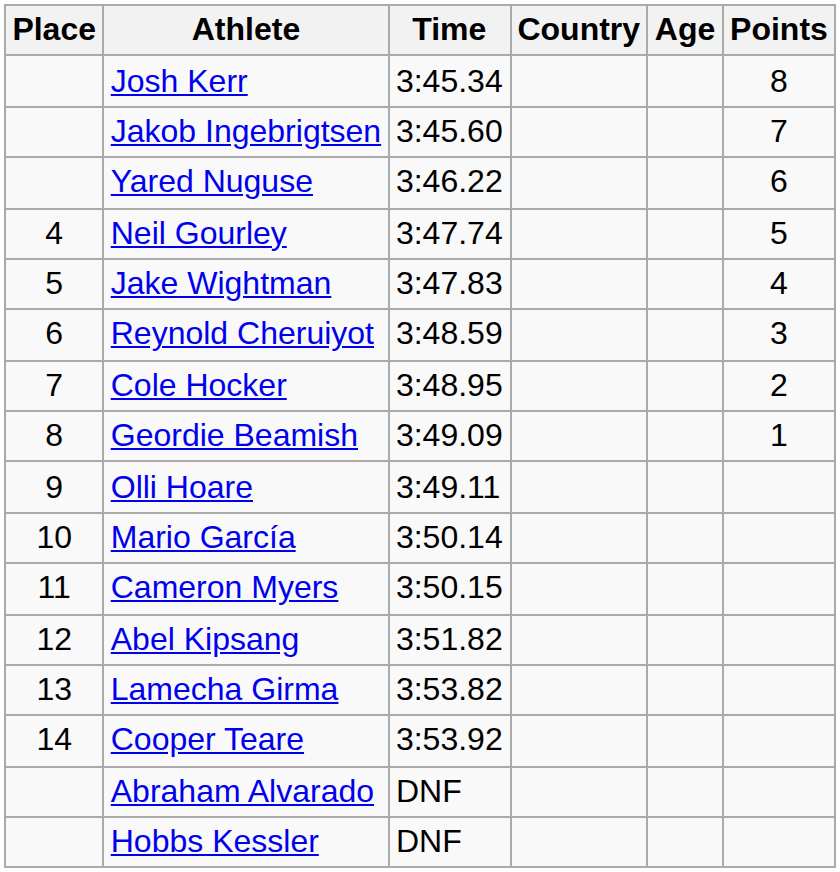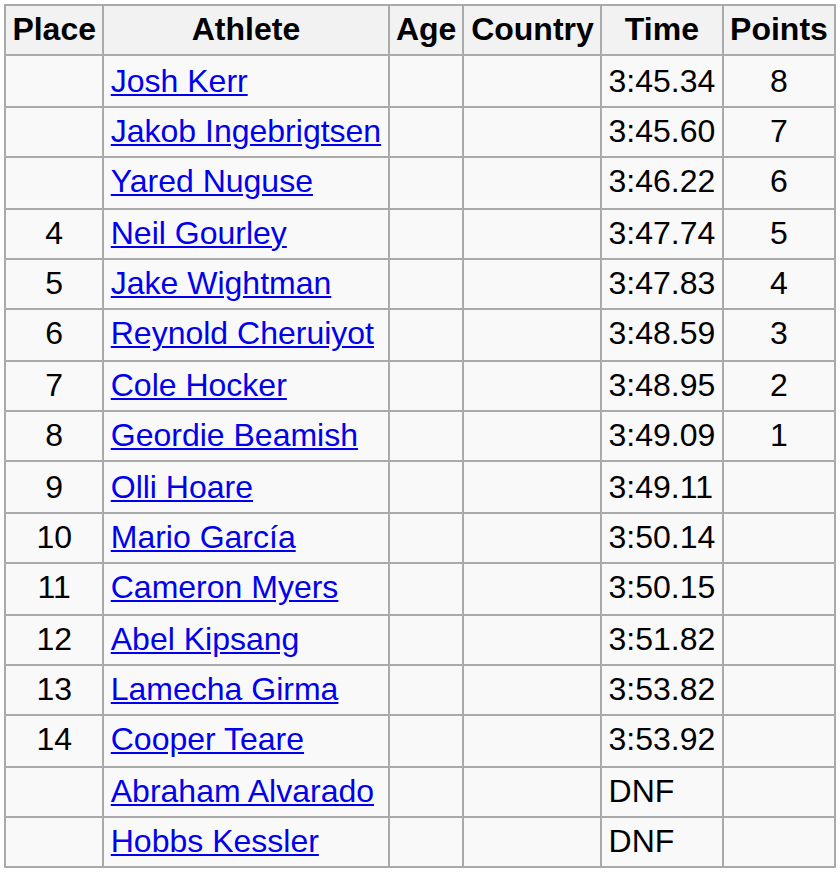columns swapped: (685, 29) <-> (449, 29)
